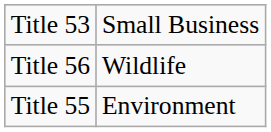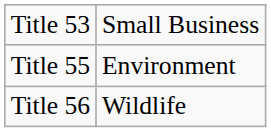rows swapped: (50, 106) <-> (50, 65)
